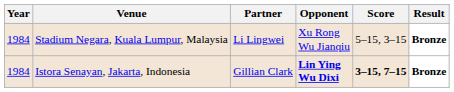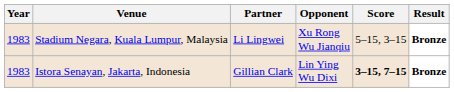(18, 39) 1984 -> (18, 39) 1983
(18, 71) 1984 -> (18, 71) 1983
(319, 71) bold -> (318, 71) normal
